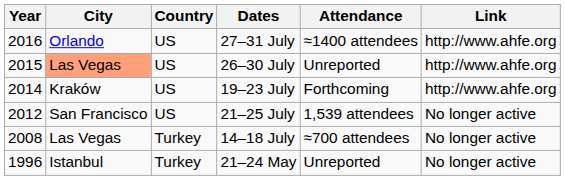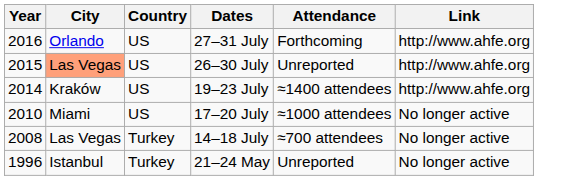(361, 41) ≈1400 attendees -> (320, 41) Forthcoming
(346, 89) Forthcoming -> (334, 89) ≈1400 attendees
- row: (258, 114)
+ row: (231, 114)
